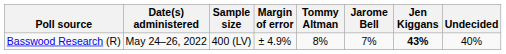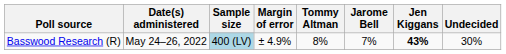(231, 41) no background -> (231, 41) lightblue background
(472, 41) 40% -> (472, 41) 30%
